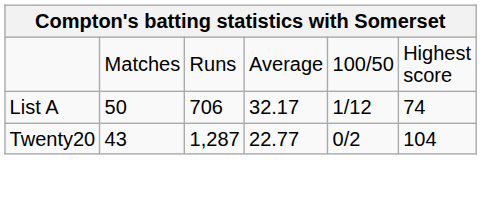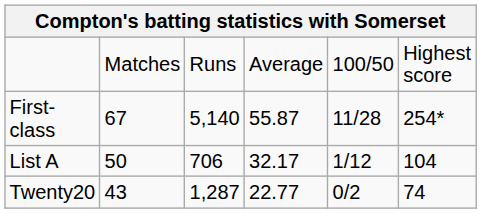+ row: (32, 118)
(414, 107) 74 -> (420, 161) 104
(420, 139) 104 -> (414, 192) 74
